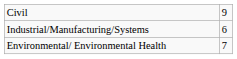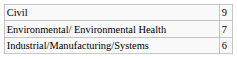rows swapped: (86, 45) <-> (78, 29)
